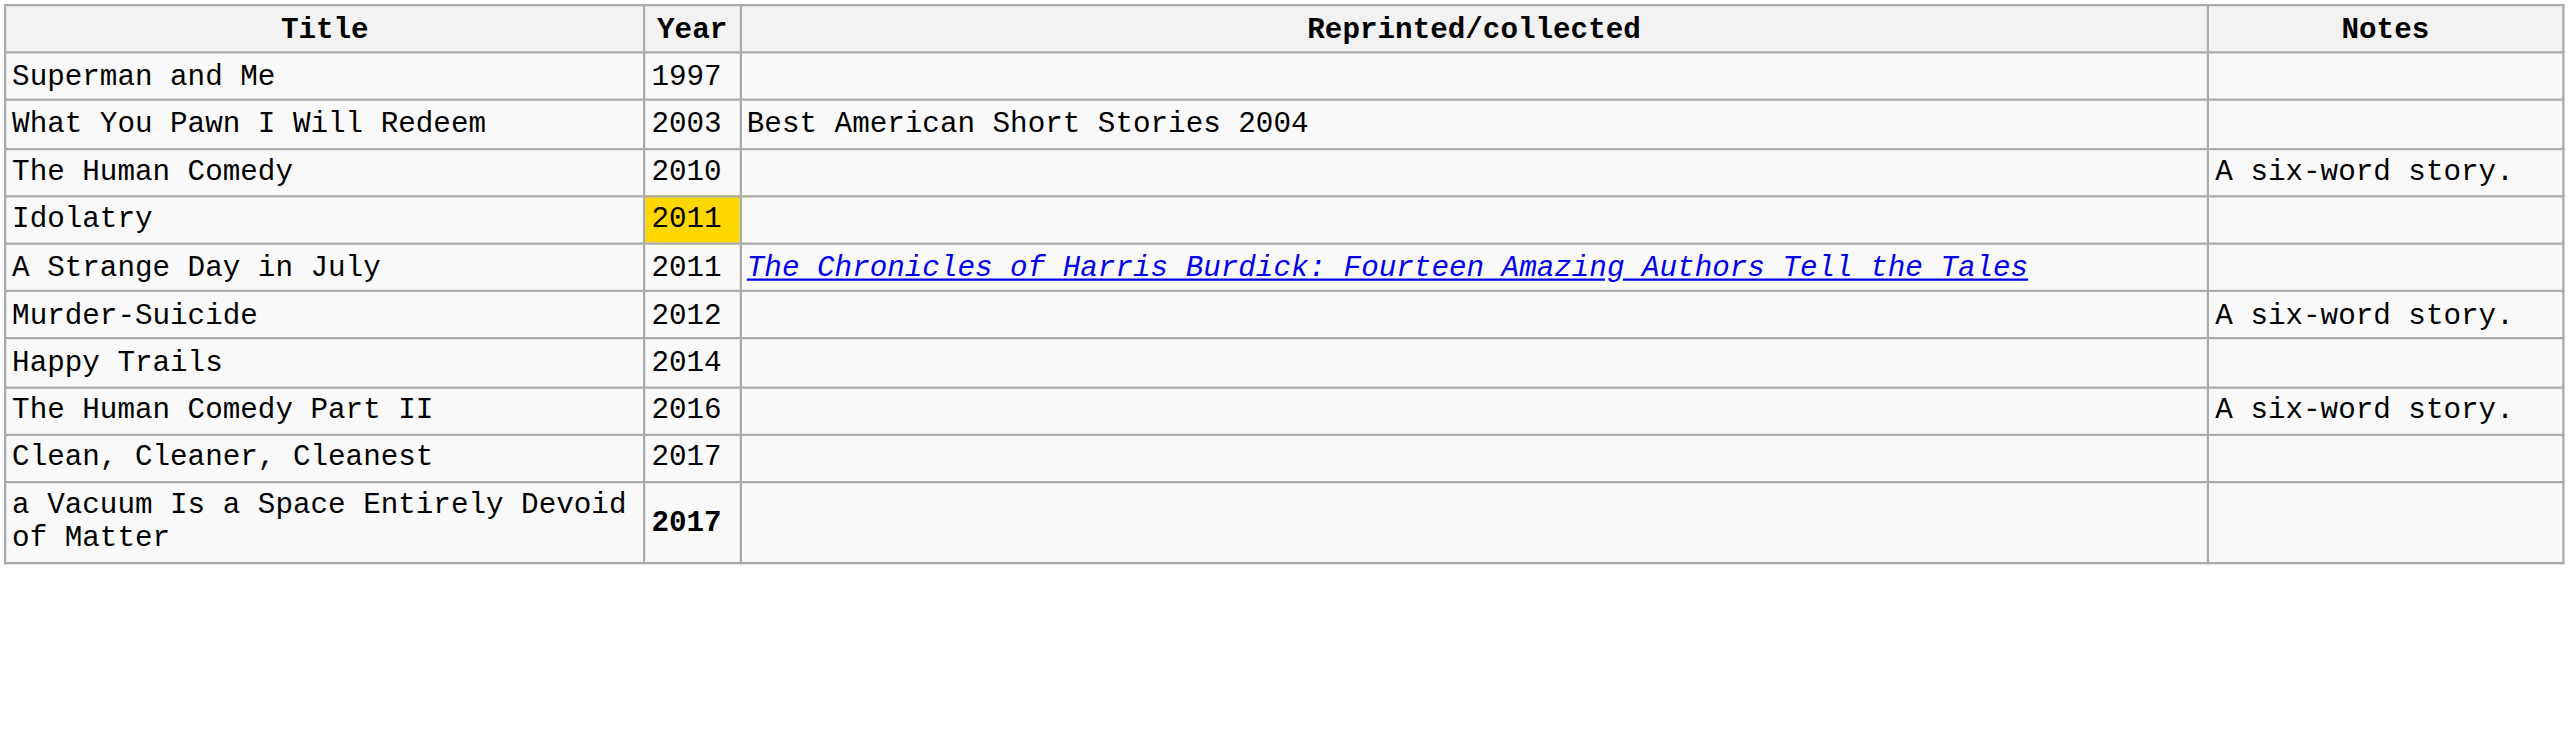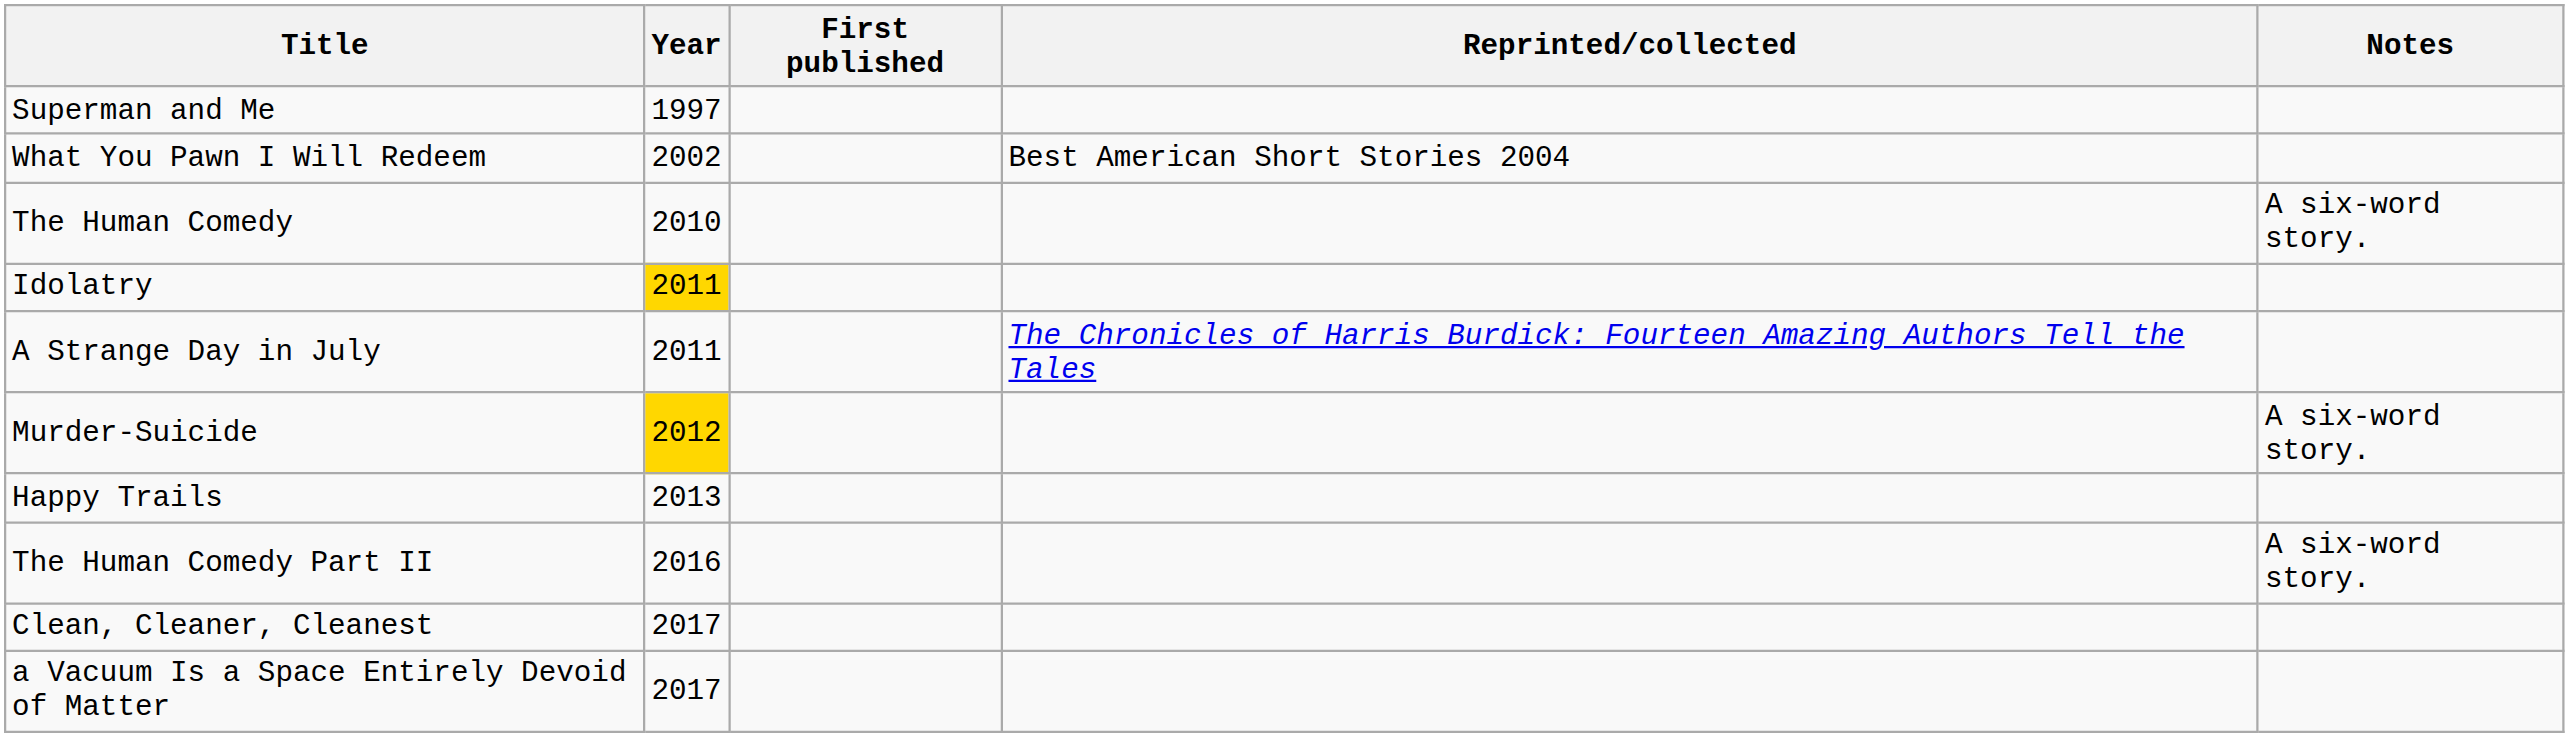+ column: (865, 46)
(687, 124) 2003 -> (687, 158) 2002
(687, 315) no background -> (687, 433) gold background
(687, 363) 2014 -> (687, 498) 2013
(687, 523) bold -> (687, 691) normal
